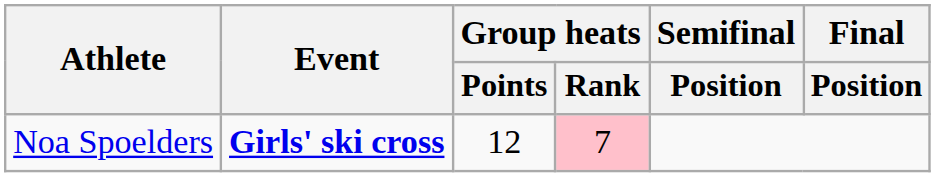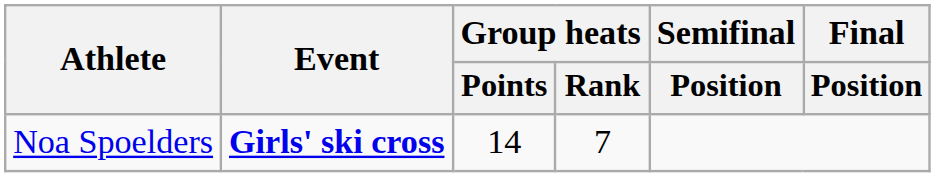(504, 142) 12 -> (504, 142) 14
(602, 142) pink background -> (602, 142) no background
